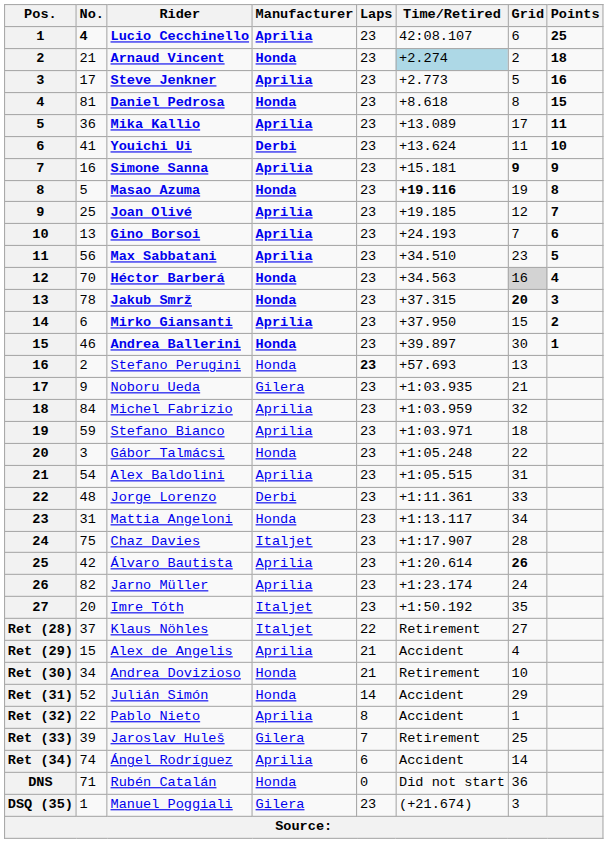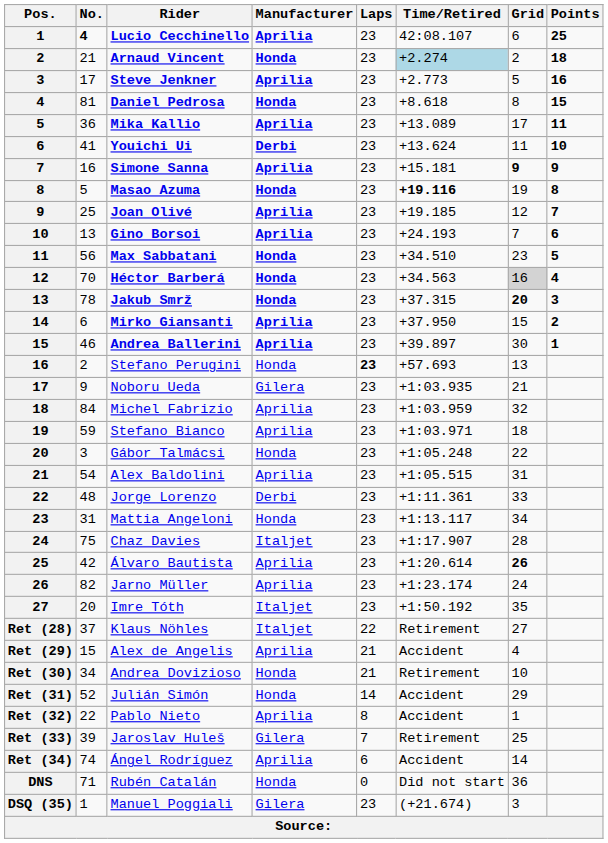(284, 257) Aprilia -> (276, 257) Honda
(276, 345) Honda -> (284, 345) Aprilia
